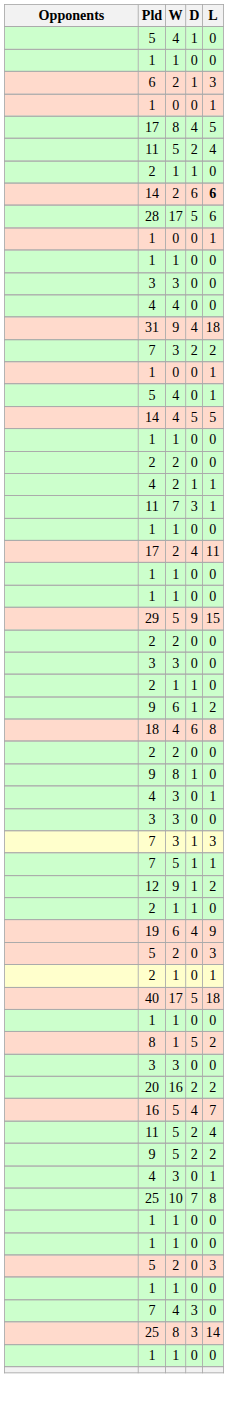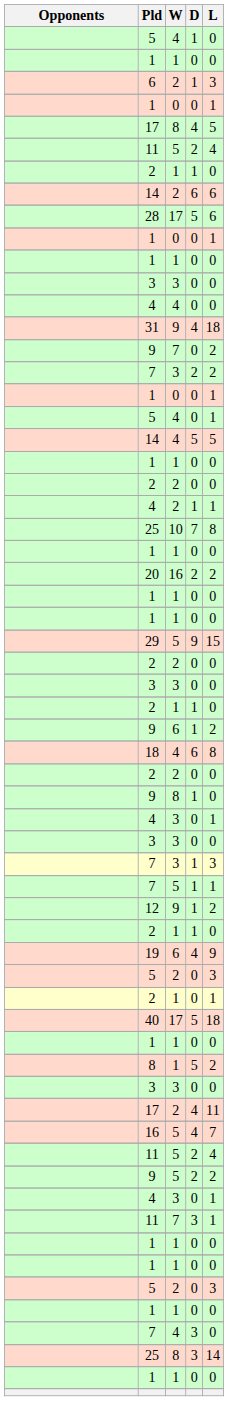(213, 194) bold -> (213, 194) normal
+ row: (152, 350)
rows swapped: (152, 1199) <-> (152, 506)
rows swapped: (152, 1087) <-> (152, 551)
